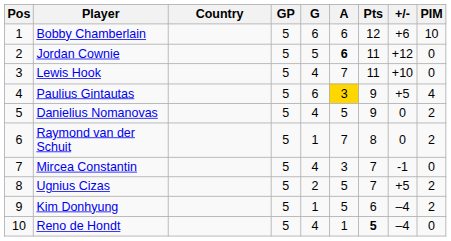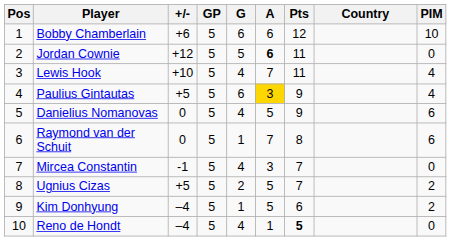columns swapped: (220, 14) <-> (402, 14)
(432, 73) 0 -> (432, 73) 4
(432, 113) 2 -> (432, 113) 6
(432, 140) 2 -> (432, 140) 6
